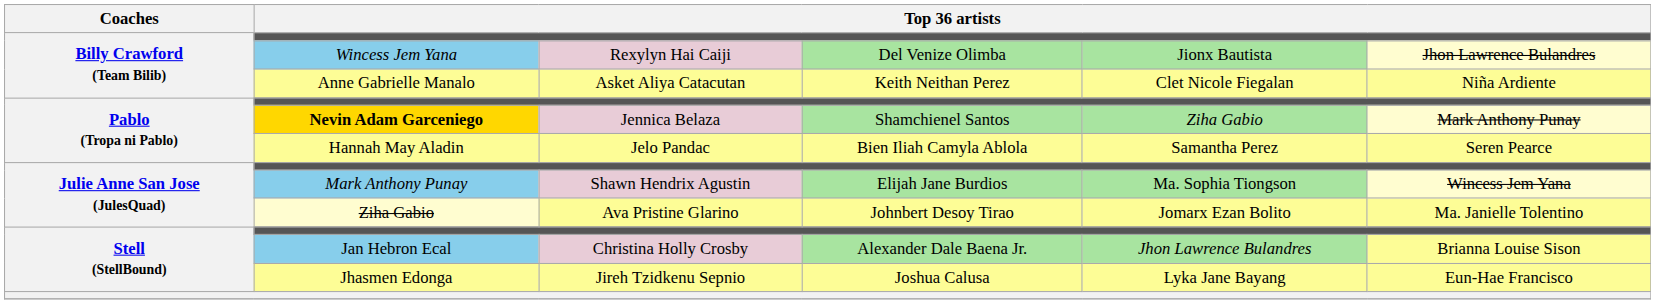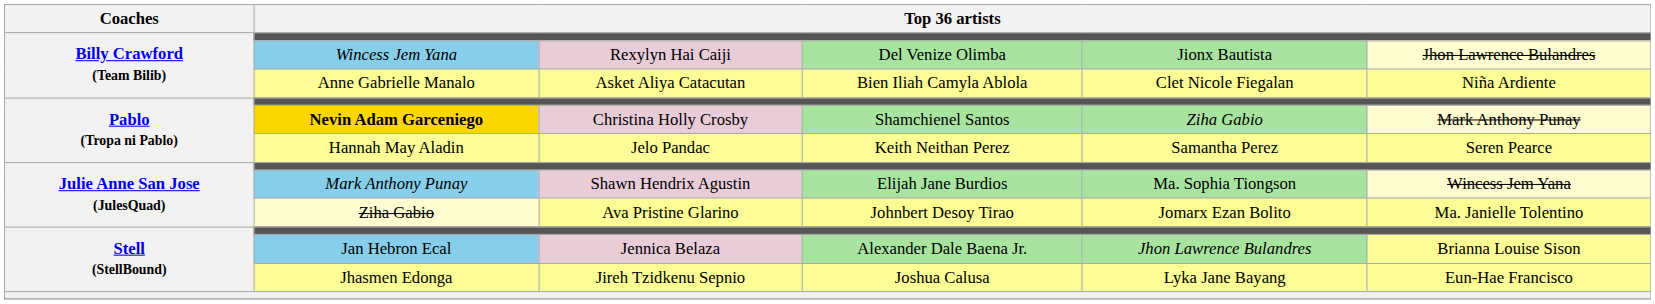(942, 83) Keith Neithan Perez -> (942, 83) Bien Iliah Camyla Ablola
(670, 119) Jennica Belaza -> (670, 119) Christina Holly Crosby
(942, 147) Bien Iliah Camyla Ablola -> (942, 147) Keith Neithan Perez
(670, 248) Christina Holly Crosby -> (670, 248) Jennica Belaza
